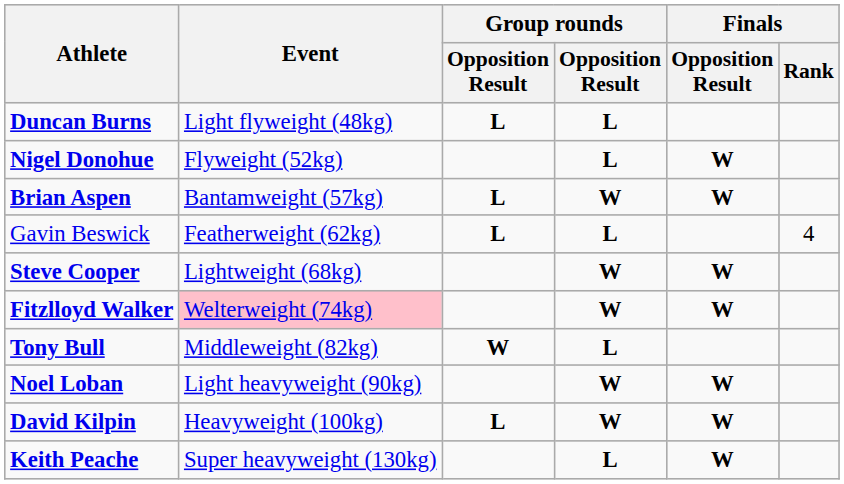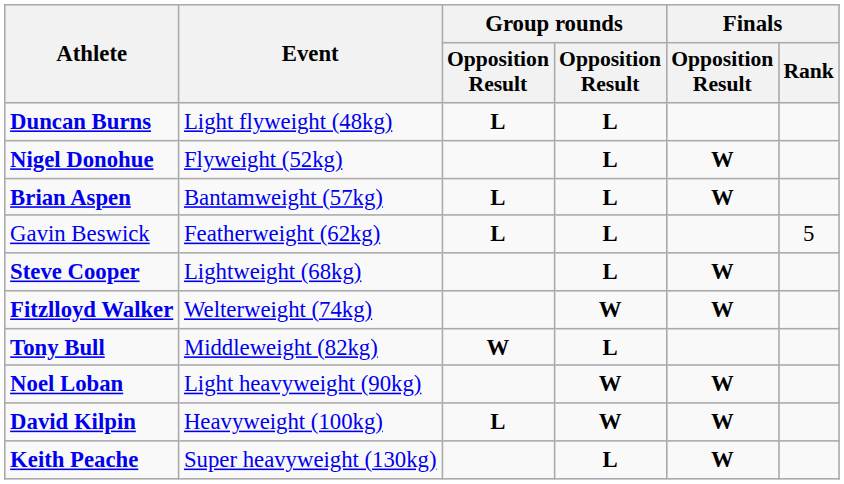(610, 197) W -> (610, 197) L
(809, 234) 4 -> (809, 234) 5
(610, 272) W -> (610, 272) L
(278, 309) pink background -> (278, 309) no background
